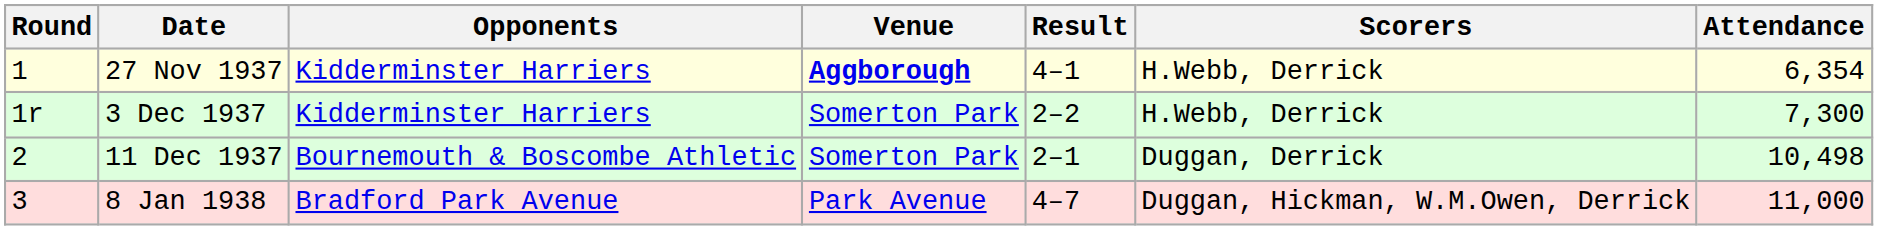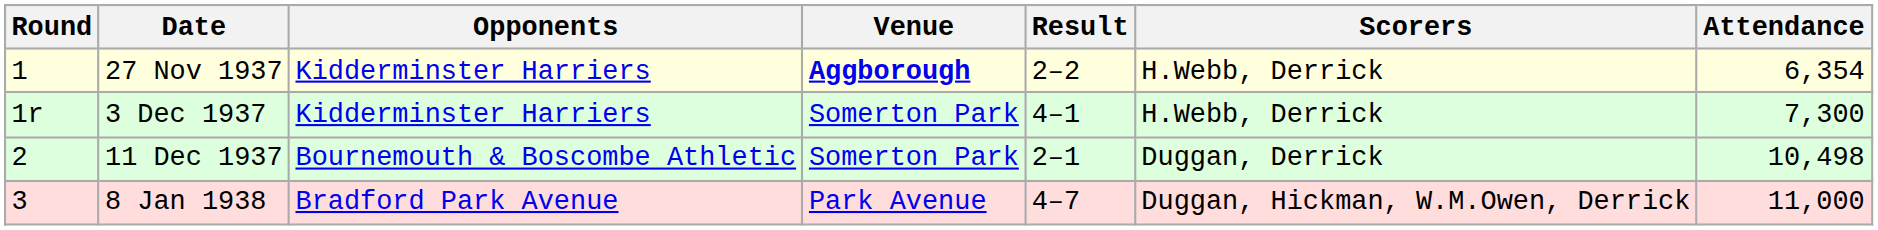(1056, 71) 4–1 -> (1056, 71) 2–2
(1056, 115) 2–2 -> (1056, 115) 4–1
